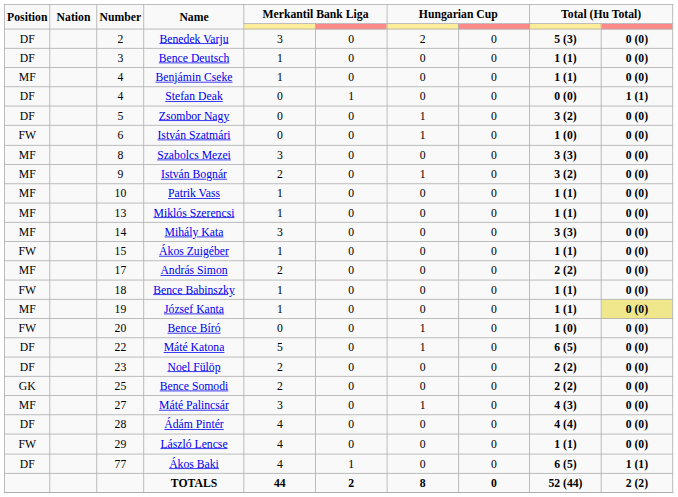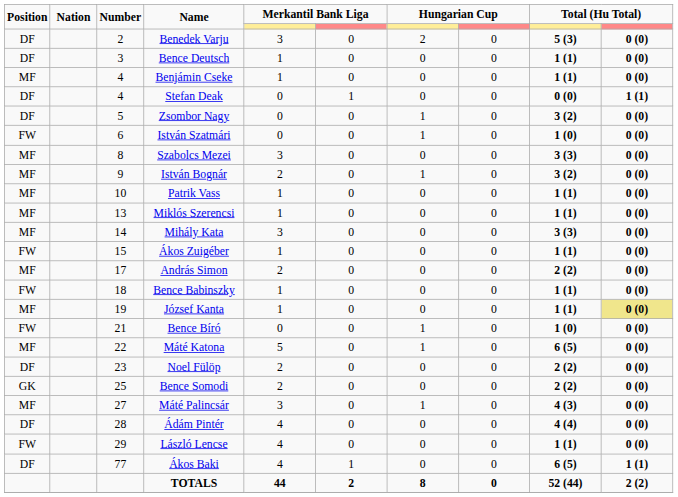(120, 328) 20 -> (120, 328) 21
(27, 347) DF -> (27, 347) MF
